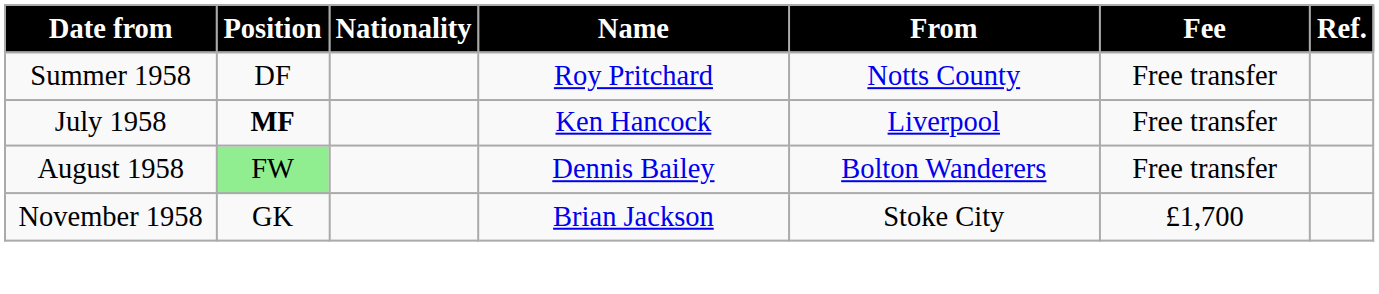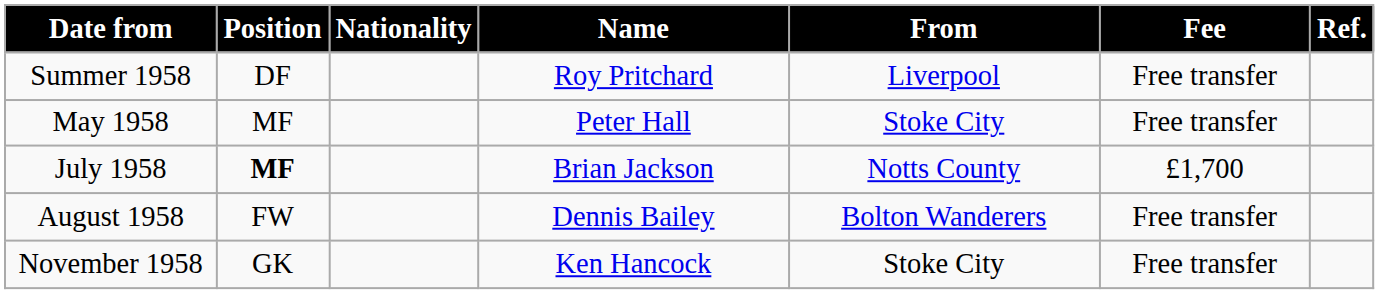(944, 75) Notts County -> (944, 75) Liverpool
+ row: (111, 122)
(633, 122) Ken Hancock -> (633, 169) Brian Jackson
(944, 122) Liverpool -> (944, 169) Notts County
(1205, 122) Free transfer -> (1205, 169) £1,700
(273, 169) lightgreen background -> (273, 216) no background
(633, 216) Brian Jackson -> (633, 263) Ken Hancock
(1205, 216) £1,700 -> (1205, 263) Free transfer
